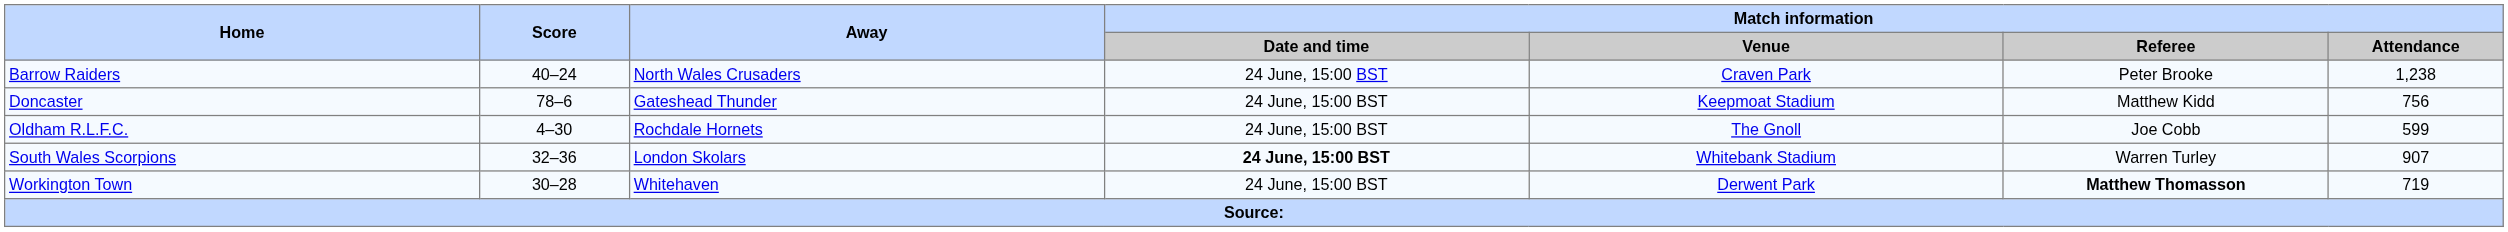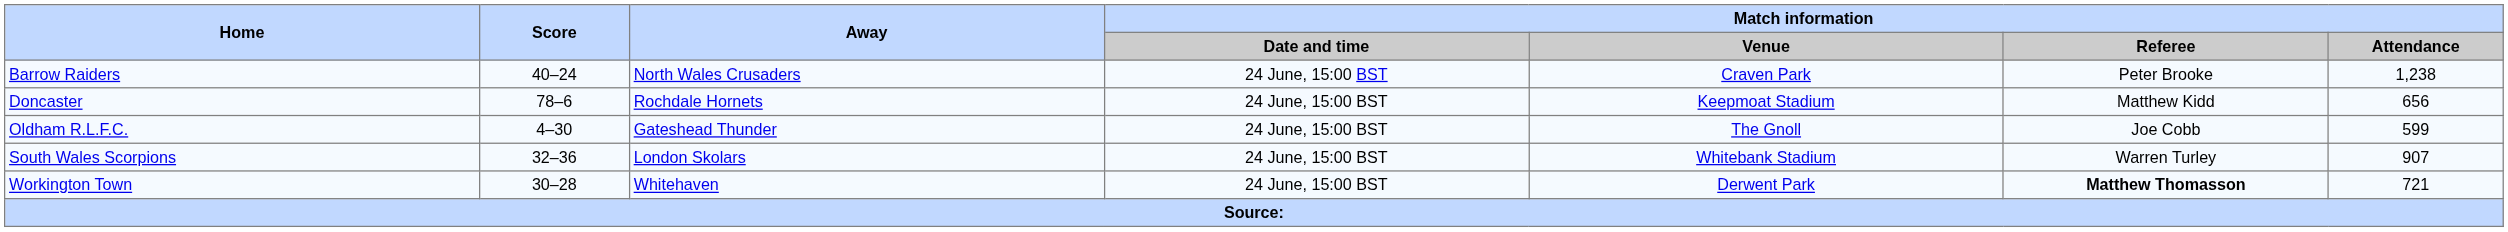(705, 102) Gateshead Thunder -> (698, 102) Rochdale Hornets
(2416, 102) 756 -> (2416, 102) 656
(698, 129) Rochdale Hornets -> (705, 129) Gateshead Thunder
(1316, 157) bold -> (1316, 157) normal
(2416, 185) 719 -> (2416, 185) 721
